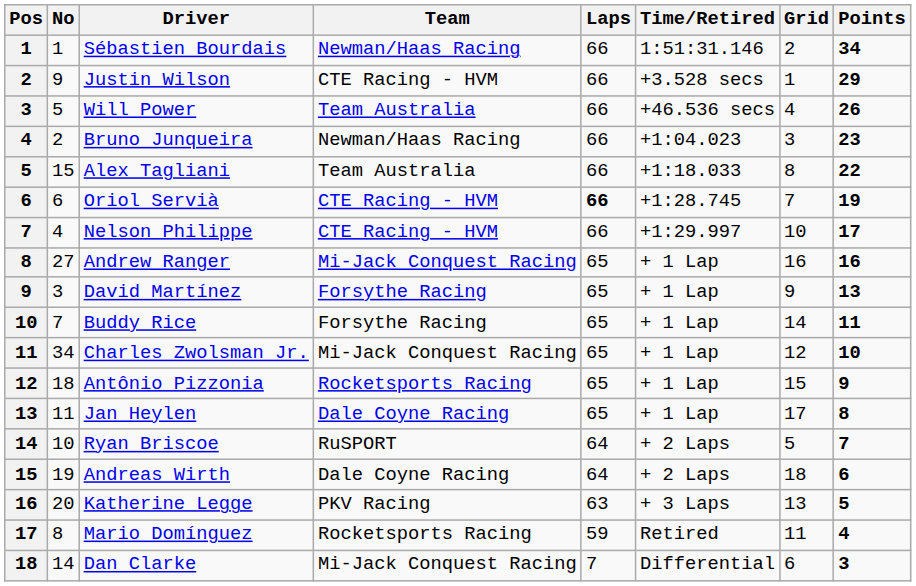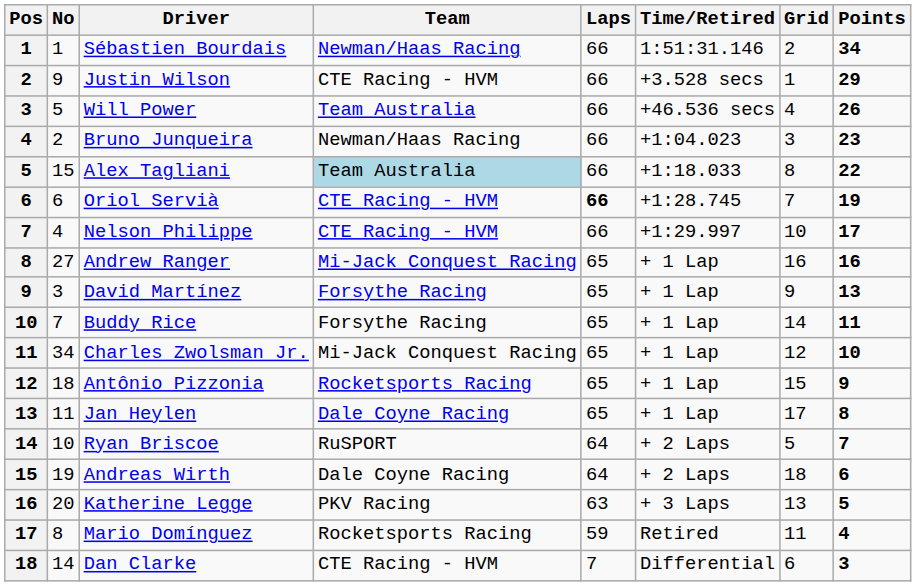(397, 172) no background -> (397, 172) lightblue background
(447, 566) Mi-Jack Conquest Racing -> (408, 566) CTE Racing - HVM
